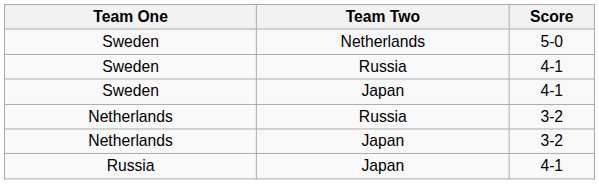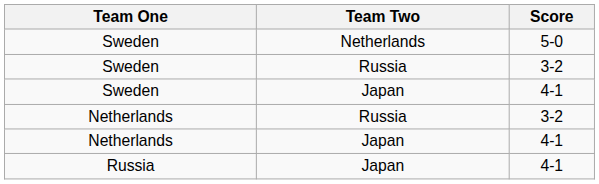(552, 66) 4-1 -> (552, 66) 3-2
(552, 141) 3-2 -> (552, 141) 4-1
